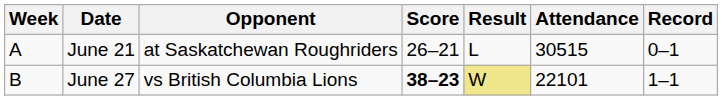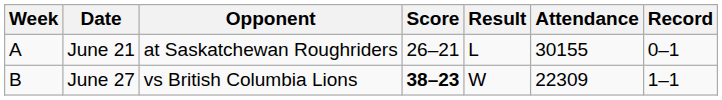(562, 49) 30515 -> (562, 49) 30155
(477, 79) khaki background -> (477, 79) no background
(562, 79) 22101 -> (562, 79) 22309
